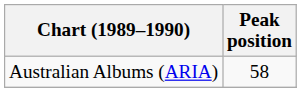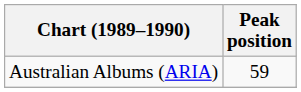(259, 71) 58 -> (259, 71) 59
